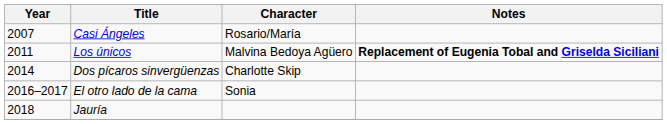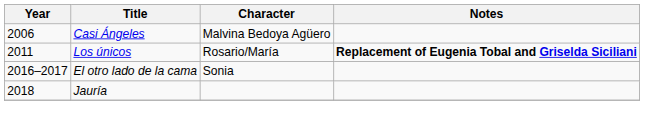(21, 33) 2007 -> (21, 33) 2006
(263, 33) Rosario/María -> (267, 33) Malvina Bedoya Agüero
(289, 53) Malvina Bedoya Agüero -> (241, 53) Rosario/María
- row: (146, 72)
